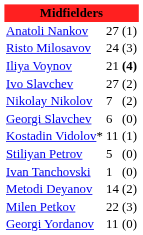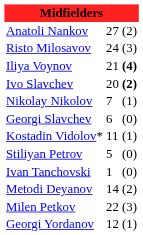(129, 30) (1) -> (129, 30) (2)
(112, 83) 27 -> (112, 83) 20
(129, 83) normal -> (129, 83) bold
(129, 101) (2) -> (129, 101) (1)
(112, 224) 11 -> (112, 224) 12
(129, 224) (0) -> (129, 224) (1)
